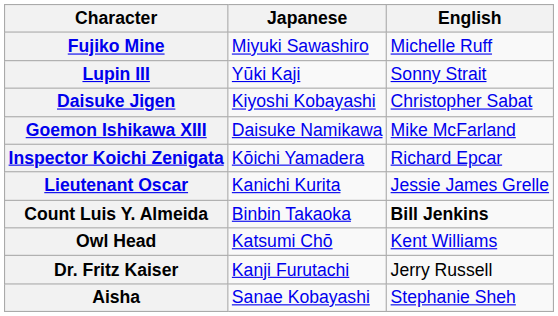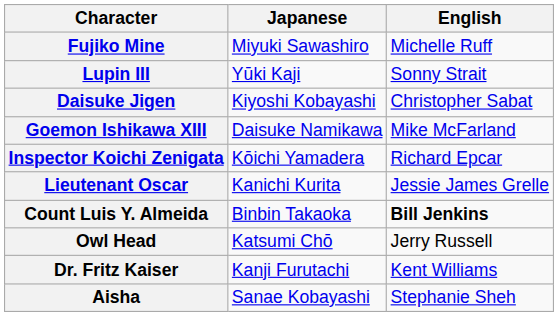(444, 241) Kent Williams -> (441, 241) Jerry Russell
(441, 269) Jerry Russell -> (444, 269) Kent Williams
